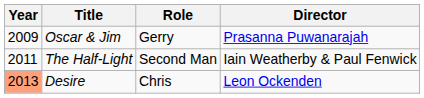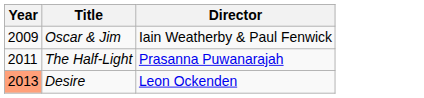- column: (178, 15)
(296, 37) Prasanna Puwanarajah -> (235, 37) Iain Weatherby & Paul Fenwick
(320, 59) Iain Weatherby & Paul Fenwick -> (211, 59) Prasanna Puwanarajah
